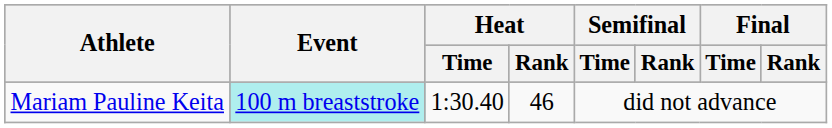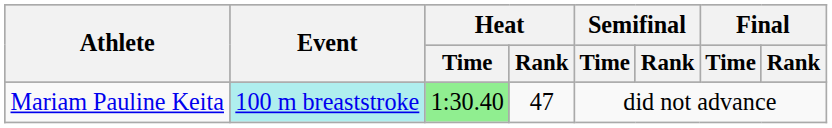(467, 102) no background -> (467, 102) lightgreen background
(542, 102) 46 -> (542, 102) 47
